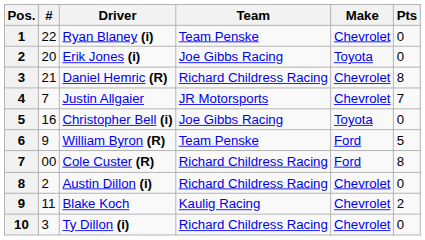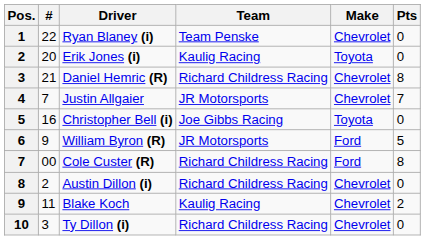(231, 57) Joe Gibbs Racing -> (220, 57) Kaulig Racing
(219, 141) Team Penske -> (224, 141) JR Motorsports
